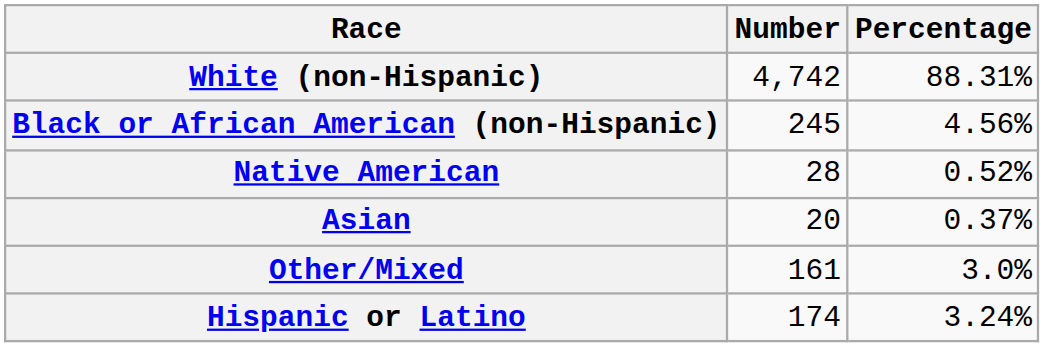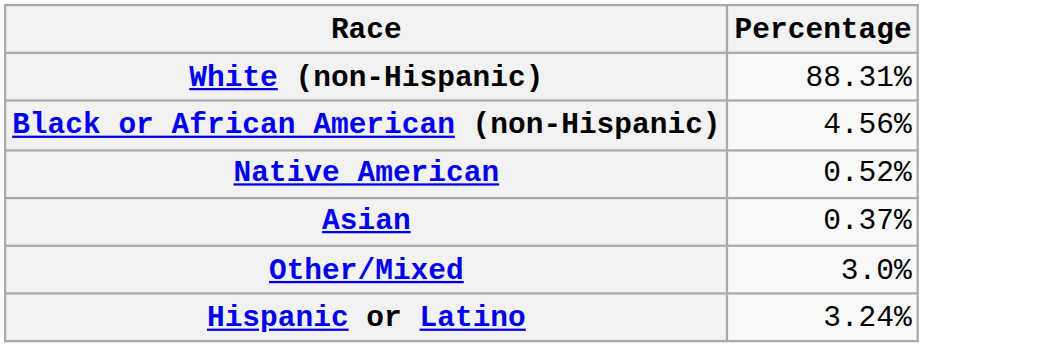- column: (788, 29)
